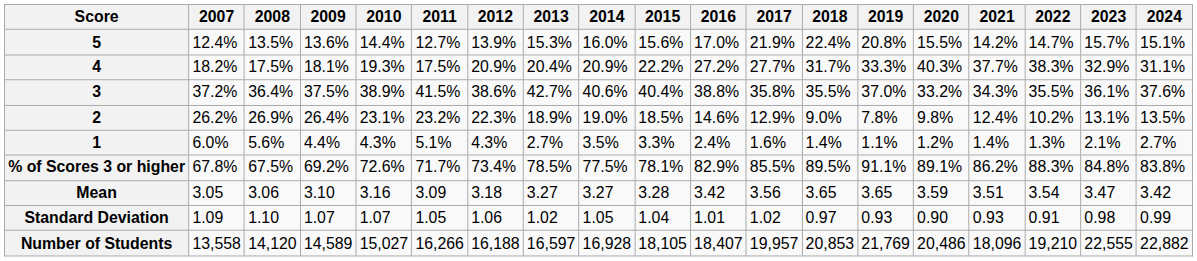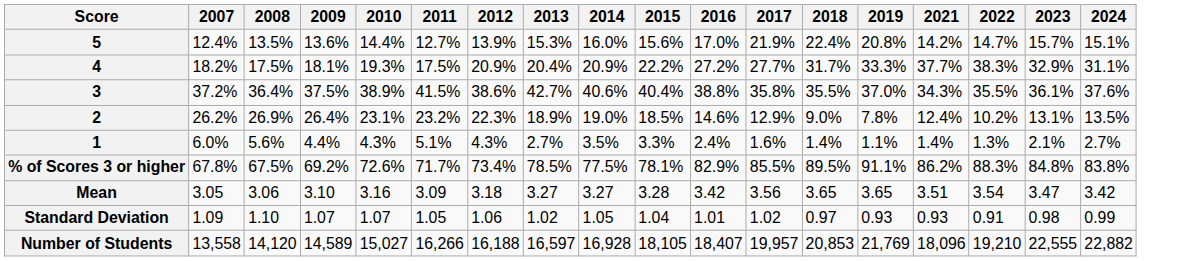- column: (941, 17)
